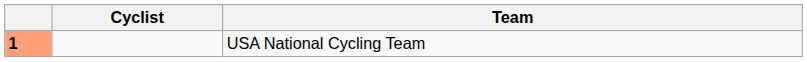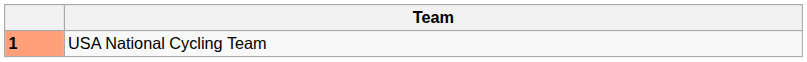- column: (137, 18)
